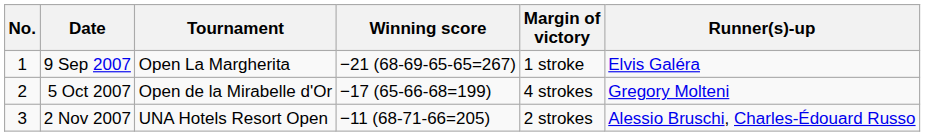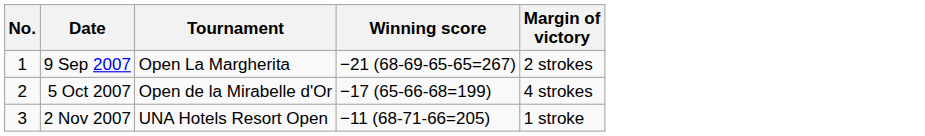- column: (762, 28)
(554, 64) 1 stroke -> (558, 64) 2 strokes
(558, 118) 2 strokes -> (554, 118) 1 stroke
